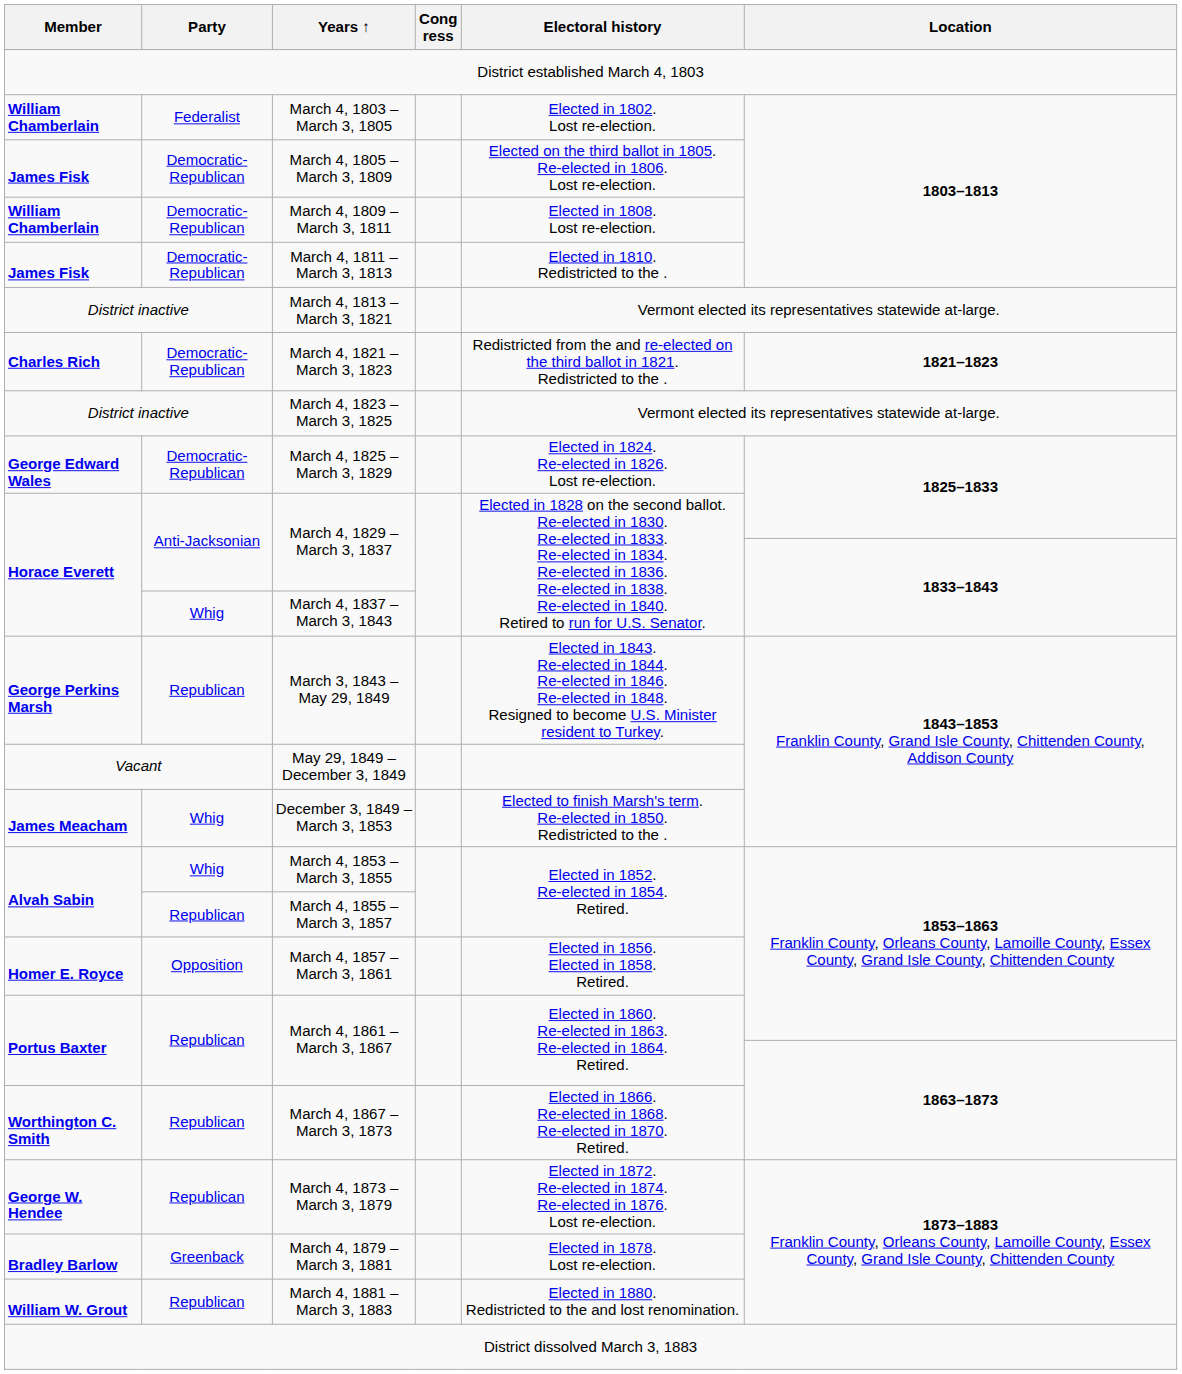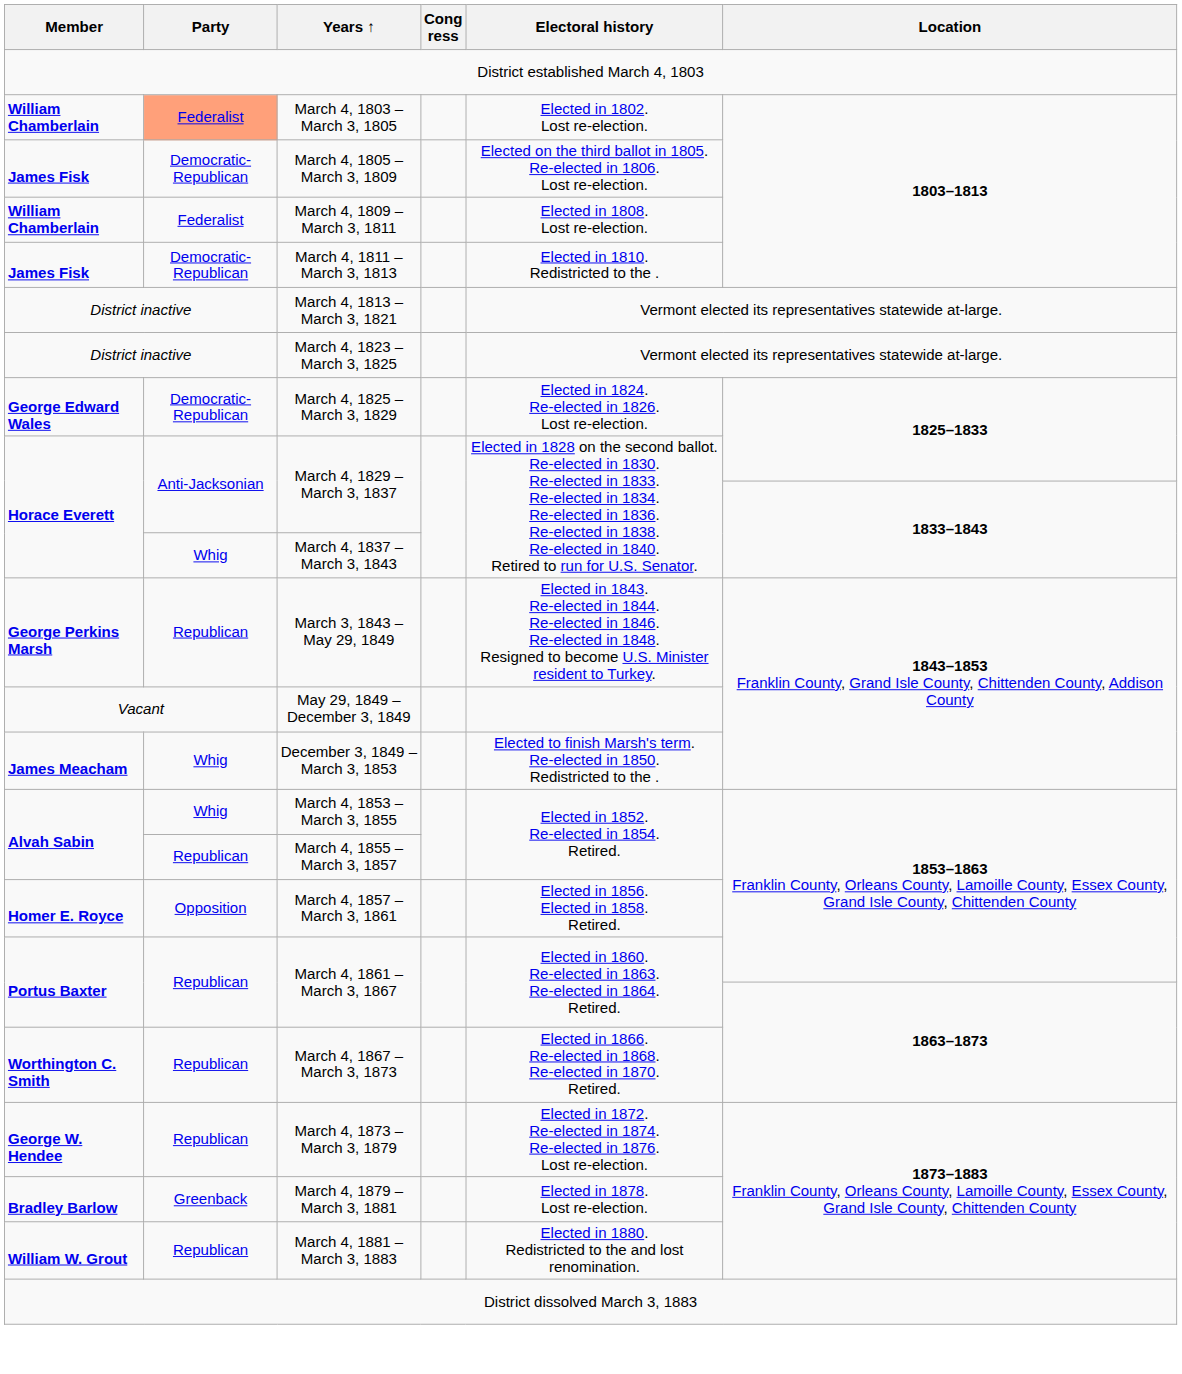(207, 117) no background -> (211, 117) lightsalmon background
(207, 220) Democratic-Republican -> (211, 220) Federalist
- row: (54, 361)
